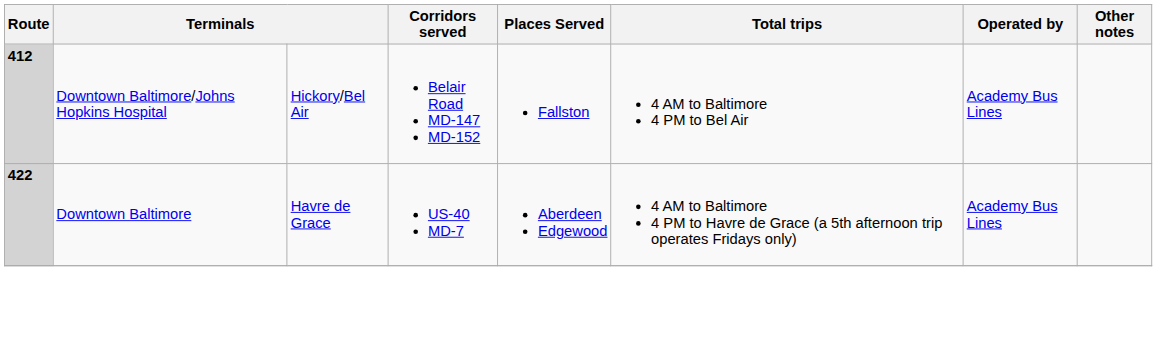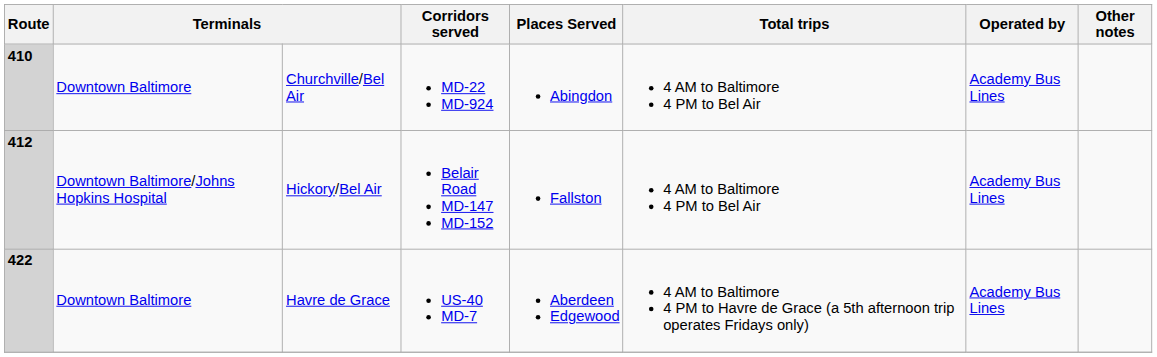+ row: (335, 87)
